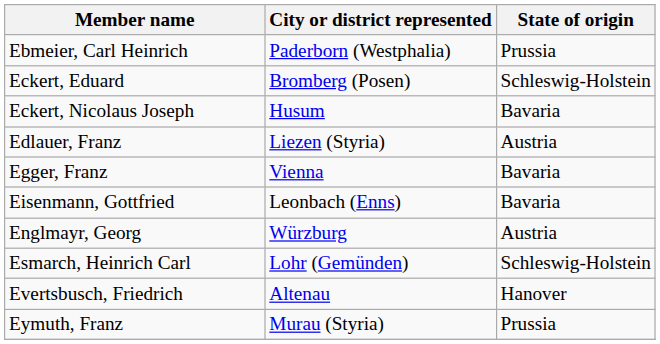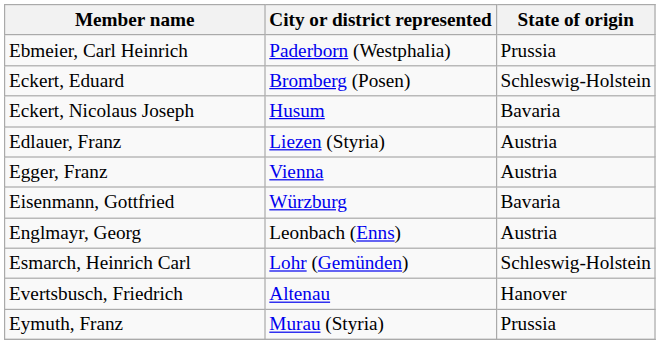(530, 171) Bavaria -> (529, 171) Austria
(335, 202) Leonbach (Enns) -> (308, 202) Würzburg
(308, 232) Würzburg -> (335, 232) Leonbach (Enns)
